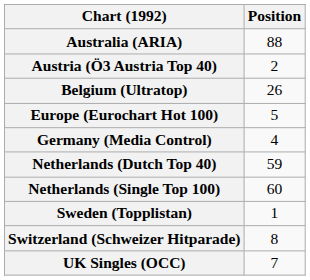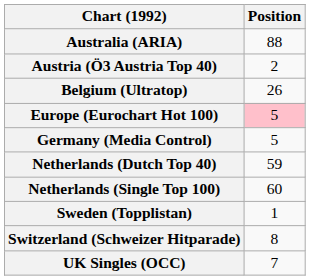(274, 115) no background -> (274, 115) pink background
(274, 139) 4 -> (274, 139) 5
